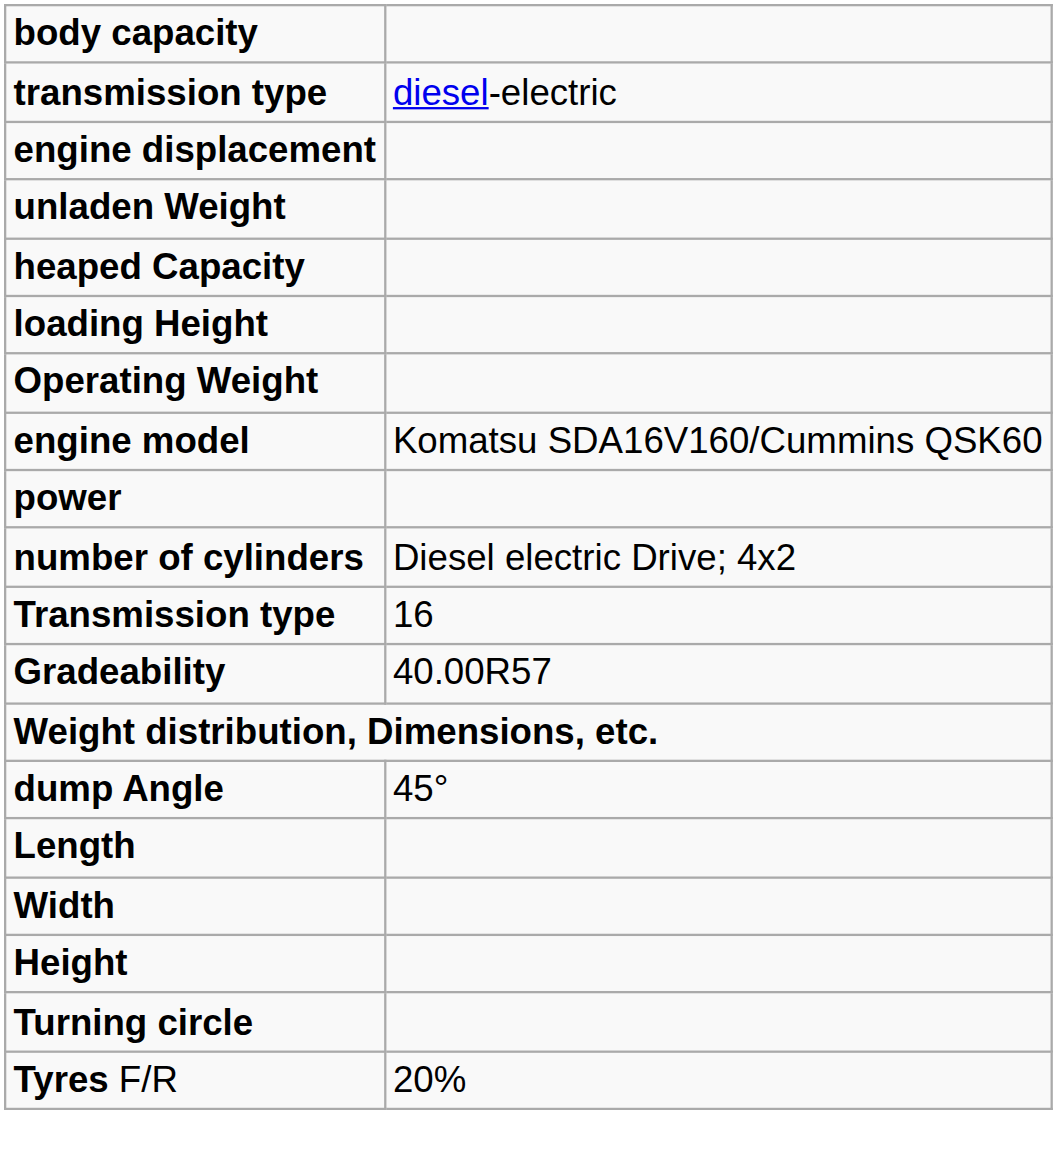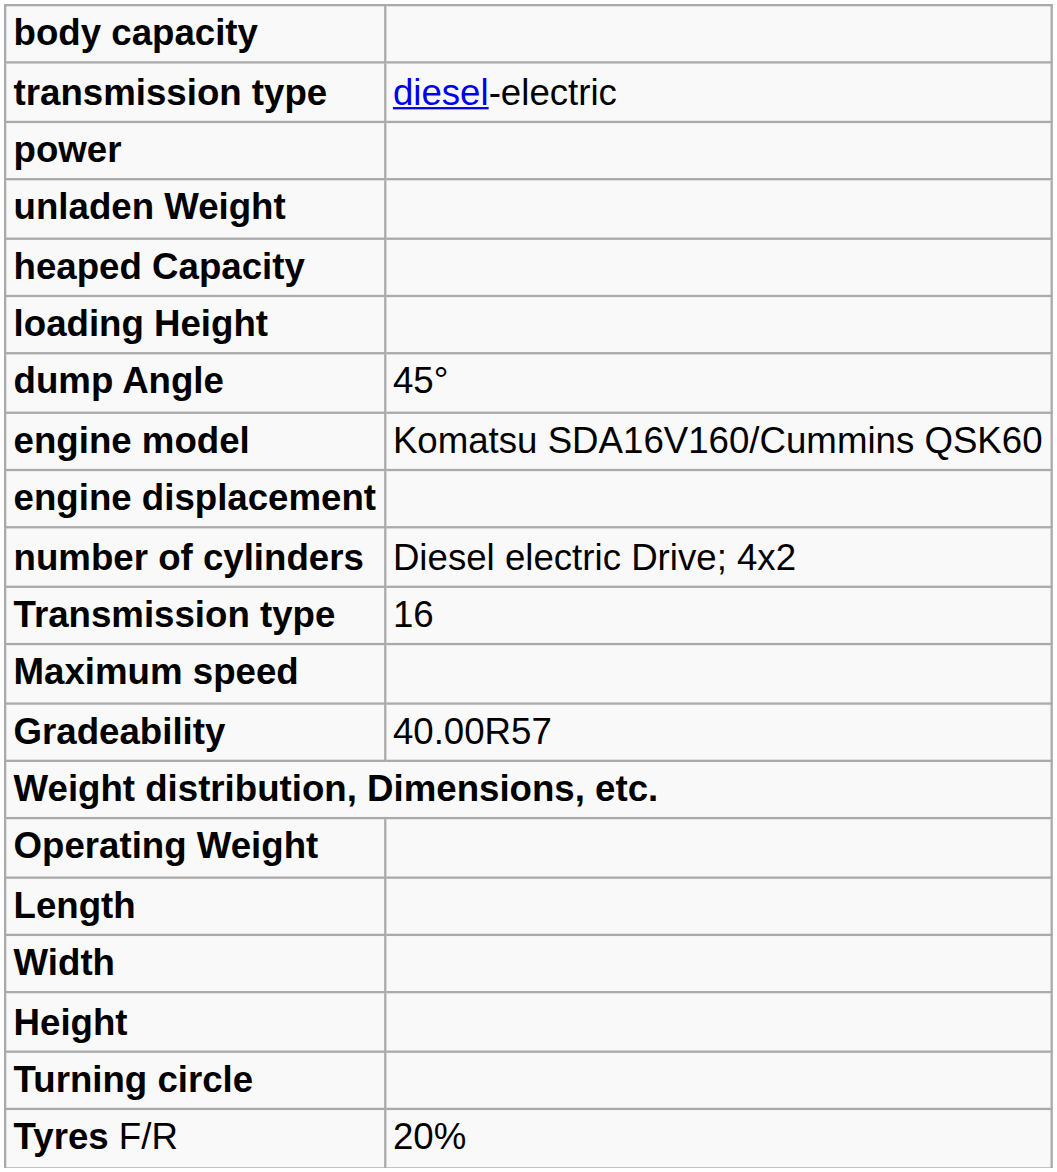rows swapped: (68, 498) <-> (195, 149)
rows swapped: (119, 788) <-> (166, 382)
+ row: (156, 672)
